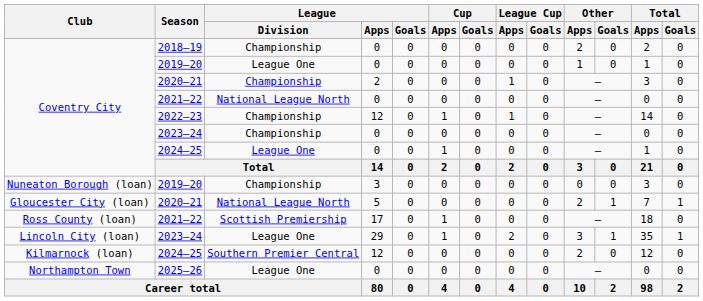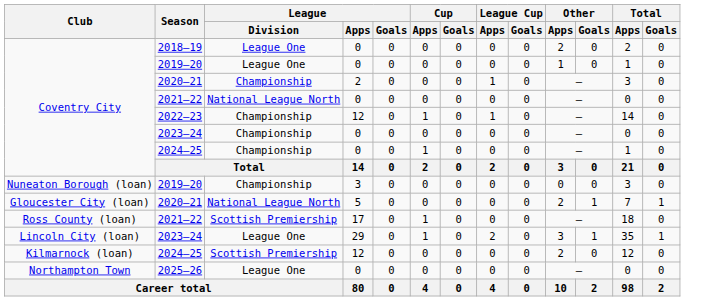(283, 47) Championship -> (274, 47) League One
(283, 150) League One -> (274, 150) Championship
(283, 253) Southern Premier Central -> (274, 253) Scottish Premiership
